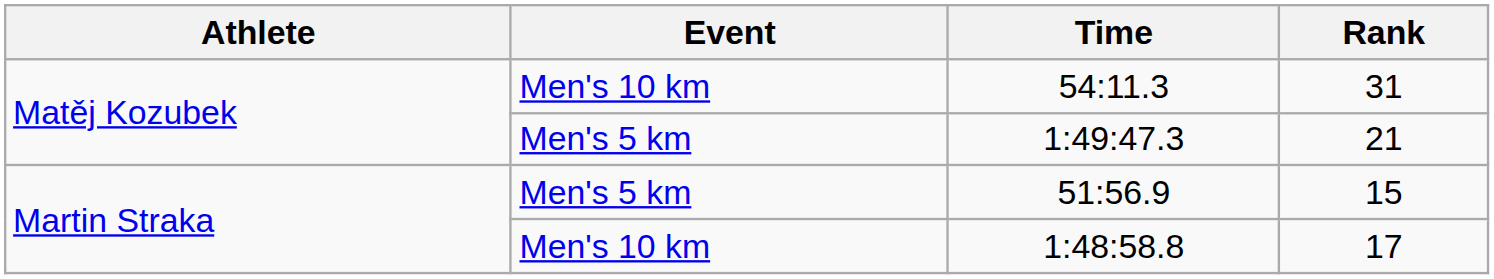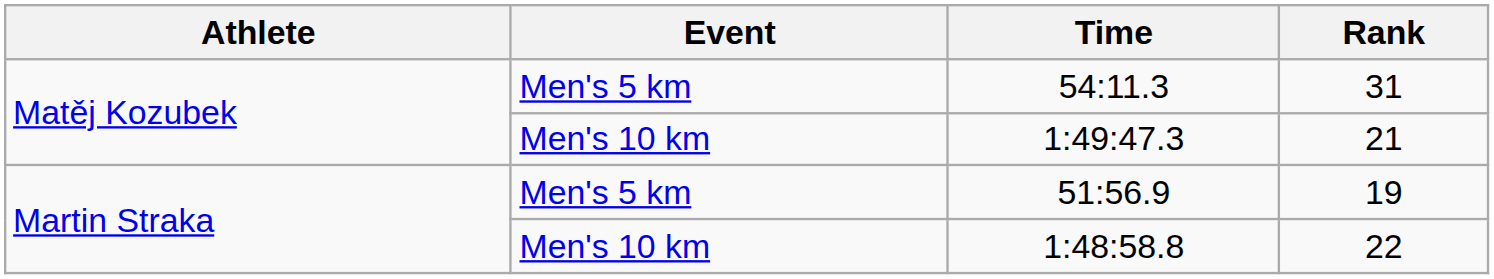(615, 86) Men's 10 km -> (605, 86) Men's 5 km
(605, 139) Men's 5 km -> (615, 139) Men's 10 km
(1384, 193) 15 -> (1384, 193) 19
(1384, 246) 17 -> (1384, 246) 22
